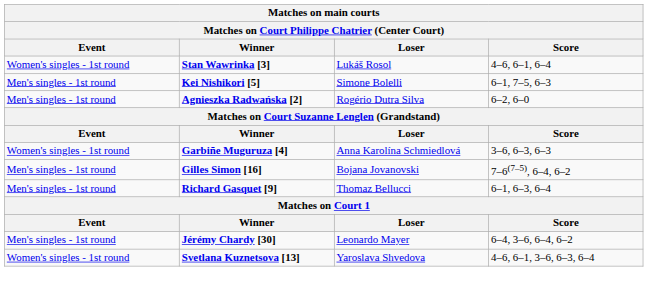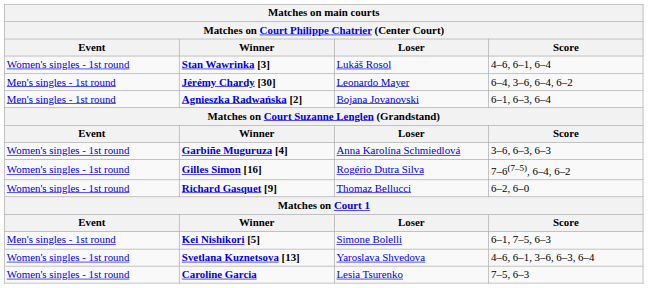rows swapped: (221, 82) <-> (229, 240)
(380, 99) Rogério Dutra Silva -> (378, 99) Bojana Jovanovski
(510, 99) 6–2, 6–0 -> (521, 99) 6–1, 6–3, 6–4
(61, 169) Men's singles - 1st round -> (68, 169) Women's singles - 1st round
(378, 169) Bojana Jovanovski -> (380, 169) Rogério Dutra Silva
(61, 188) Men's singles - 1st round -> (68, 188) Women's singles - 1st round
(521, 188) 6–1, 6–3, 6–4 -> (510, 188) 6–2, 6–0
+ row: (219, 274)
